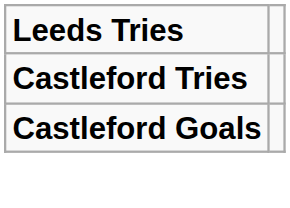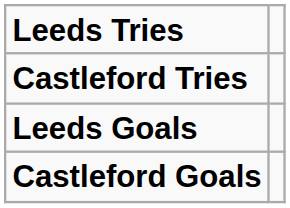+ row: (105, 127)
